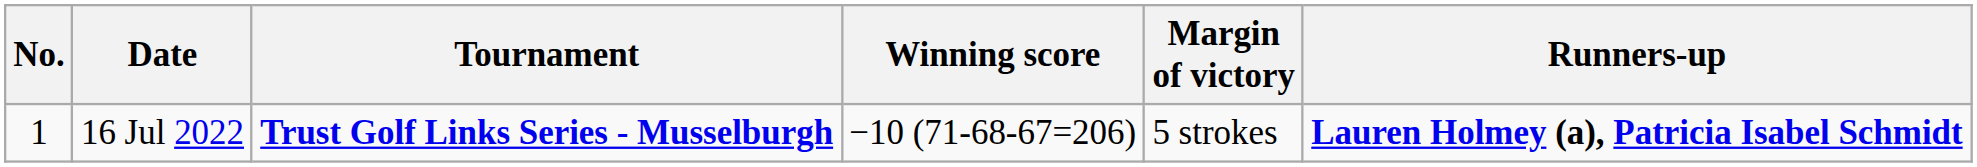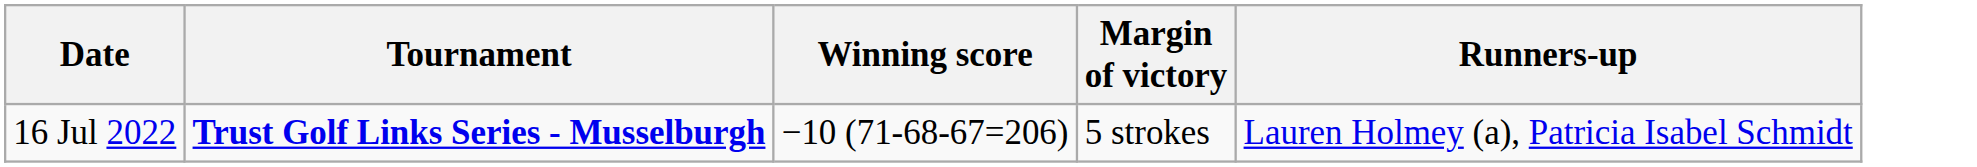- column: (39, 54)
(1637, 132) bold -> (1548, 132) normal
